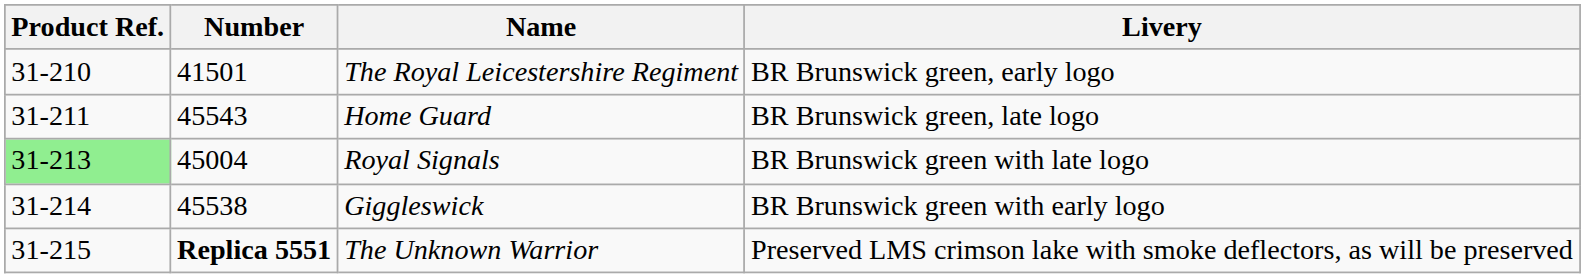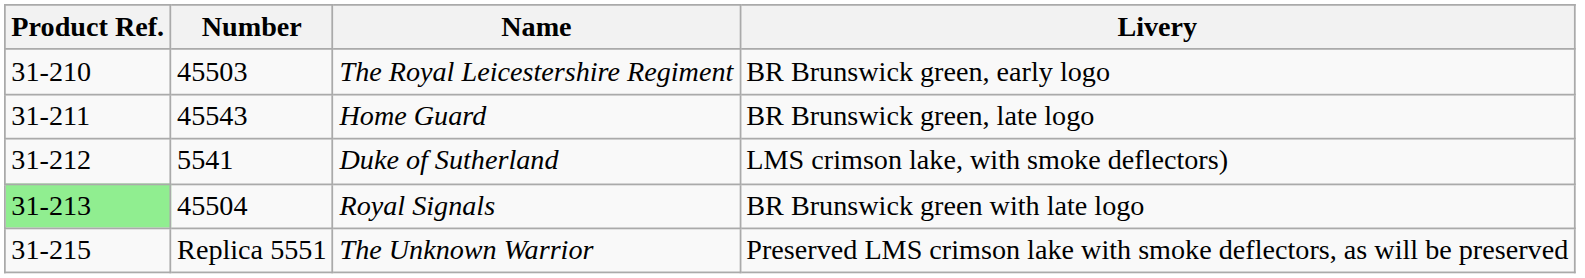(212, 71) 41501 -> (212, 71) 45503
+ row: (449, 160)
(212, 160) 45004 -> (212, 205) 45504
- row: (414, 205)
(254, 250) bold -> (252, 250) normal
